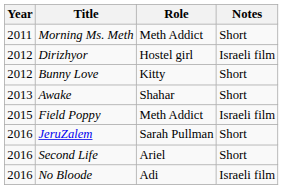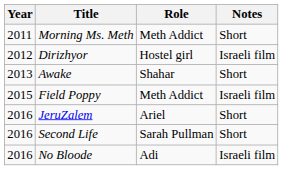- row: (68, 74)
(176, 134) Sarah Pullman -> (152, 114) Ariel
(152, 154) Ariel -> (176, 134) Sarah Pullman
